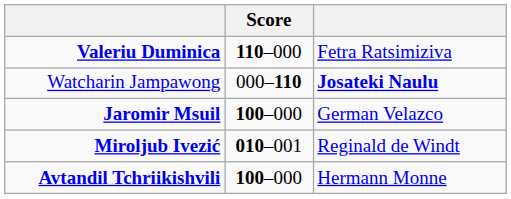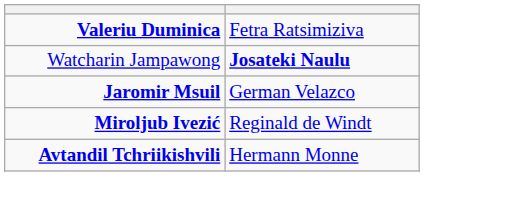- column: (269, 20)
